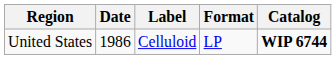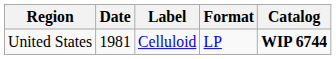(115, 41) 1986 -> (115, 41) 1981
